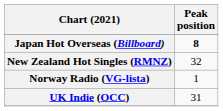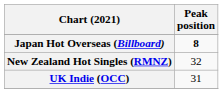- row: (89, 79)
